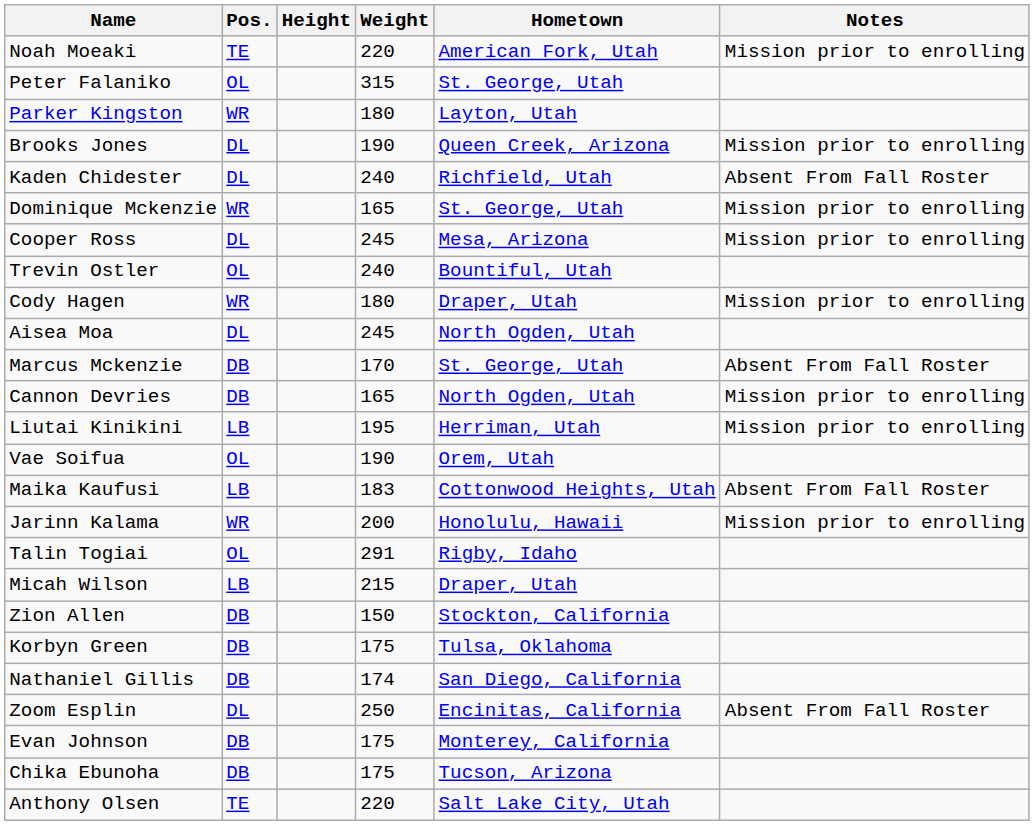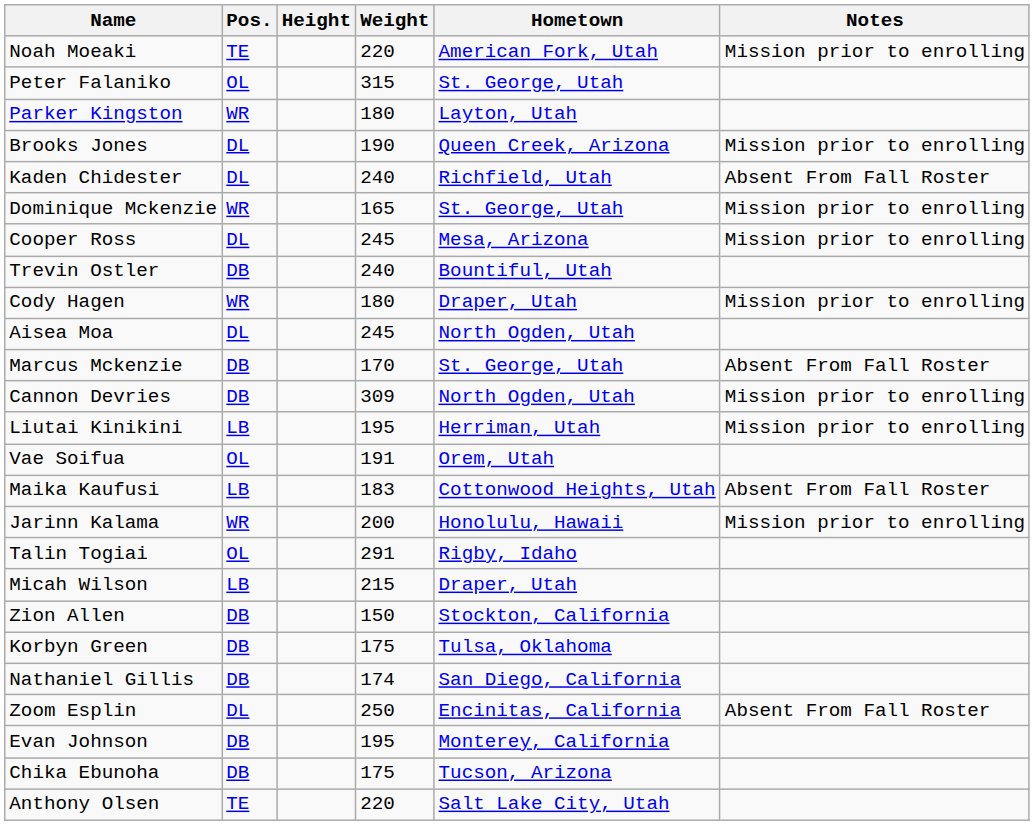(238, 271) OL -> (238, 271) DB
(377, 397) 165 -> (377, 397) 309
(377, 459) 190 -> (377, 459) 191
(377, 742) 175 -> (377, 742) 195
